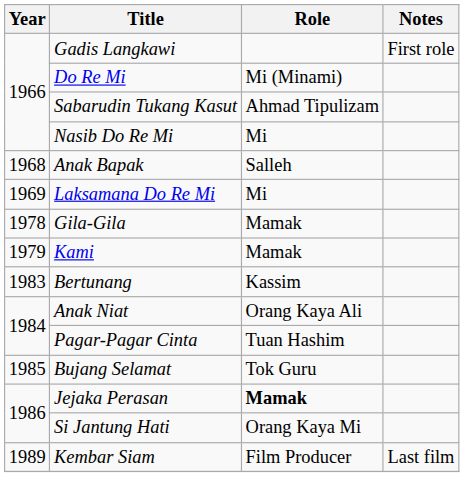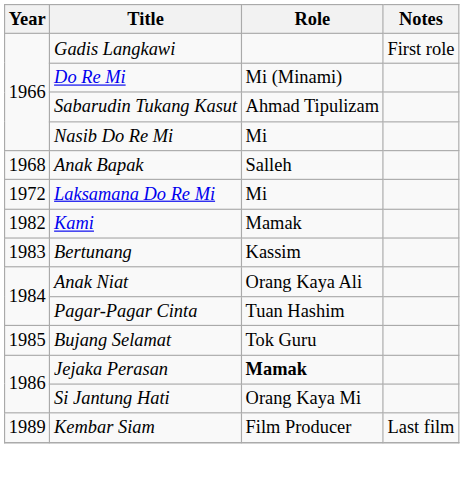(27, 194) 1969 -> (27, 194) 1972
- row: (90, 223)
(27, 252) 1979 -> (27, 223) 1982
